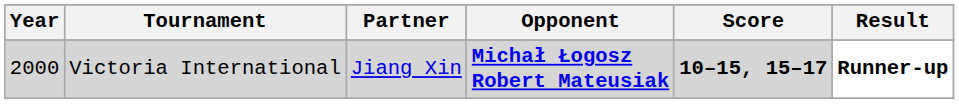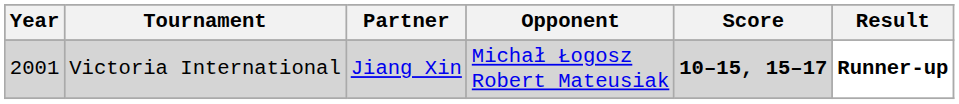(35, 69) 2000 -> (35, 69) 2001
(571, 69) bold -> (571, 69) normal
